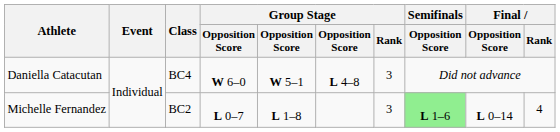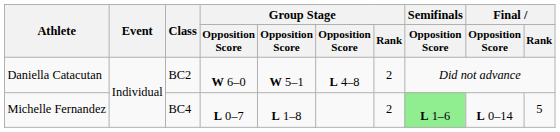(180, 74) BC4 -> (180, 74) BC2
(389, 74) 3 -> (389, 74) 2
(180, 109) BC2 -> (180, 109) BC4
(389, 109) 3 -> (389, 109) 2
(539, 109) 4 -> (539, 109) 5
